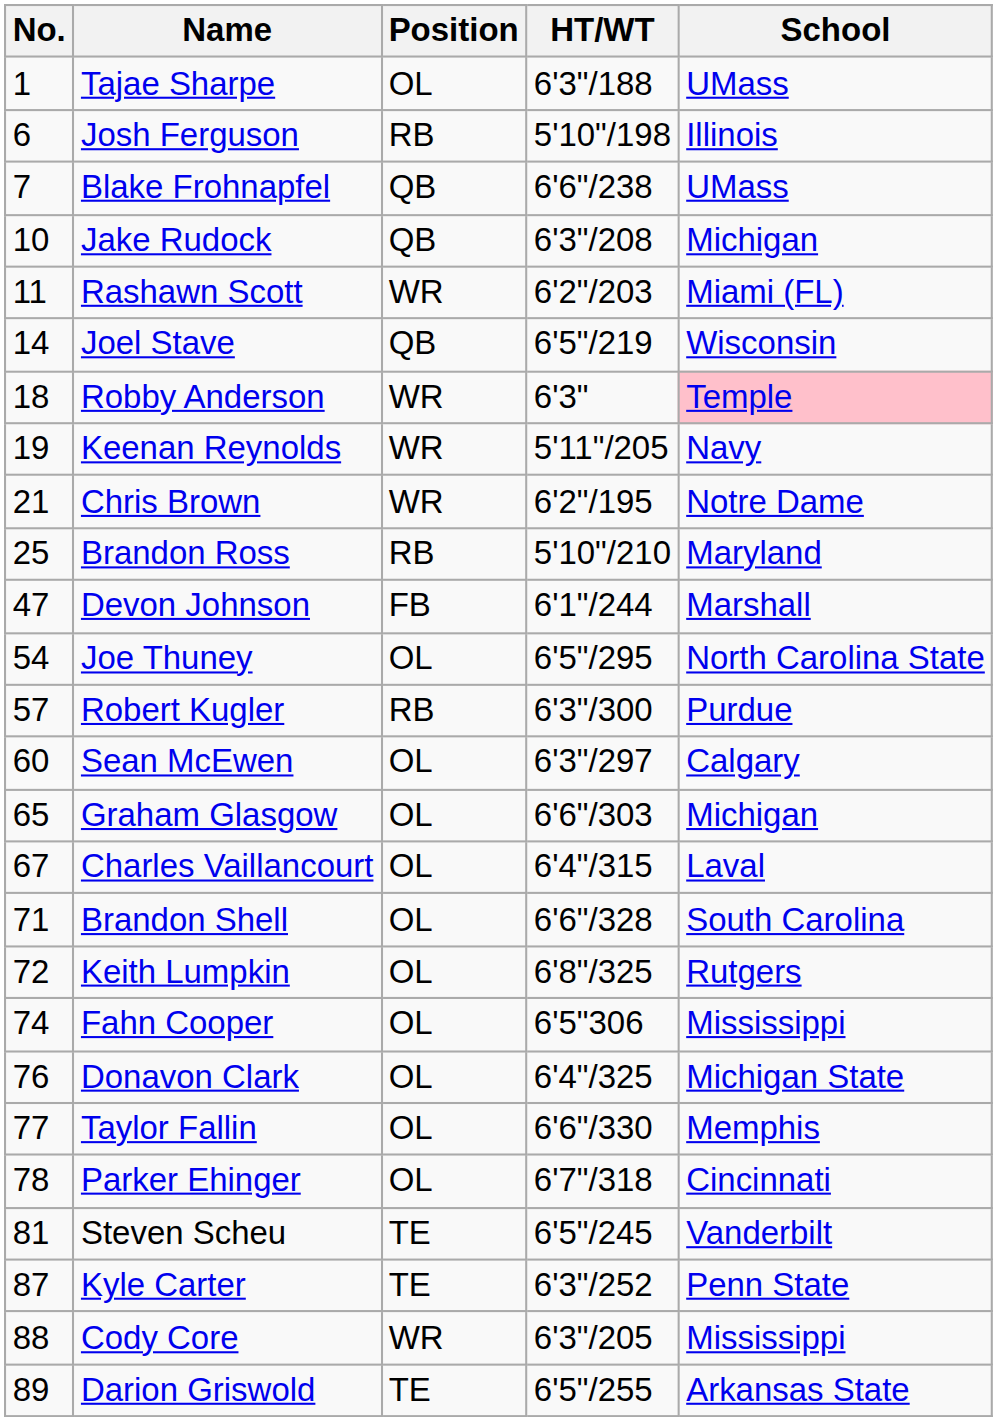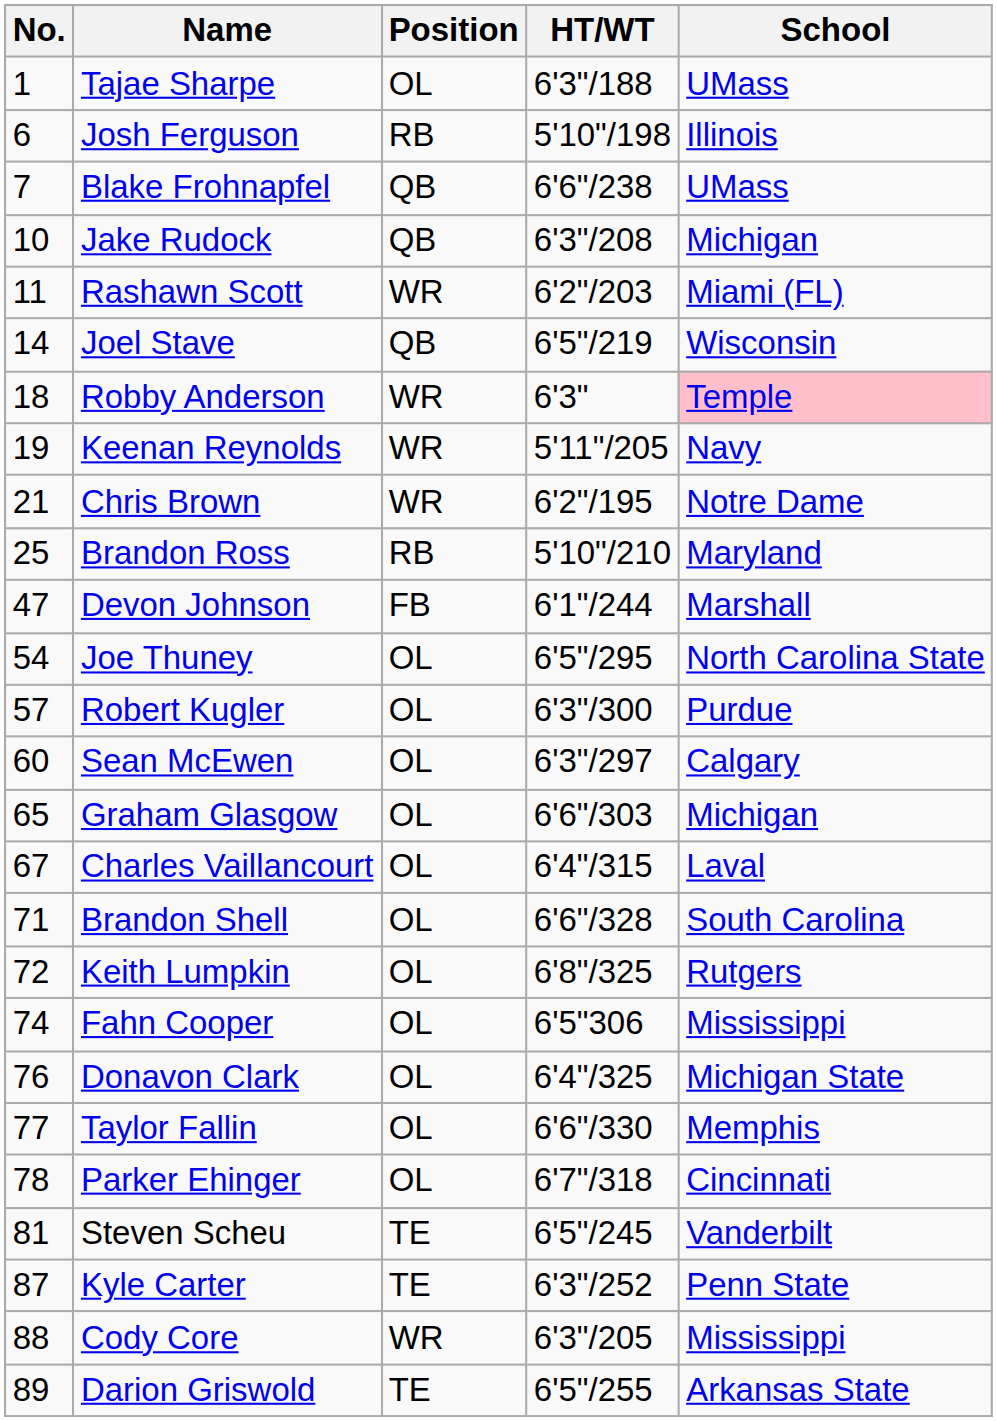(412, 710) RB -> (411, 710) OL
